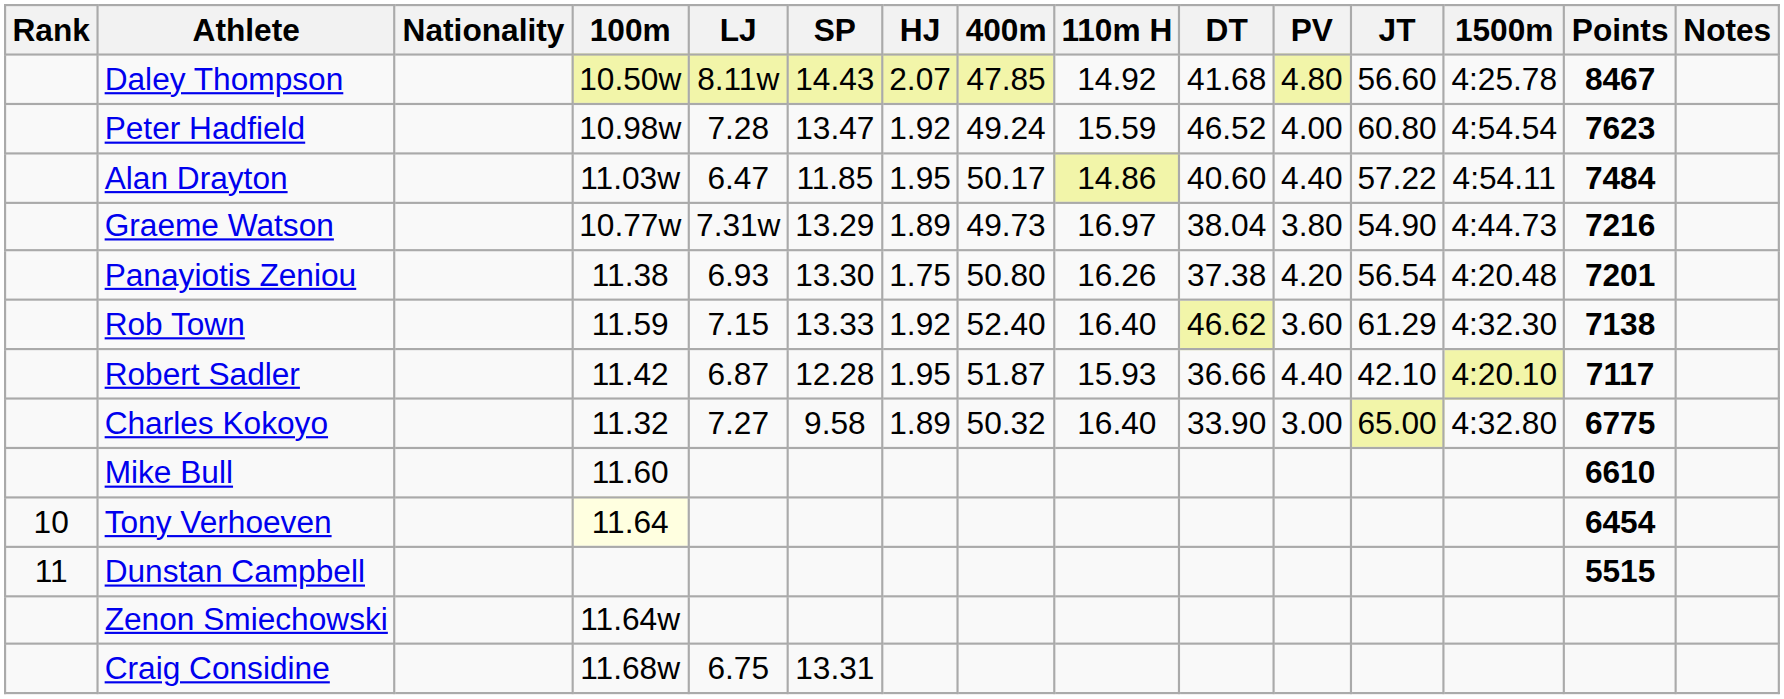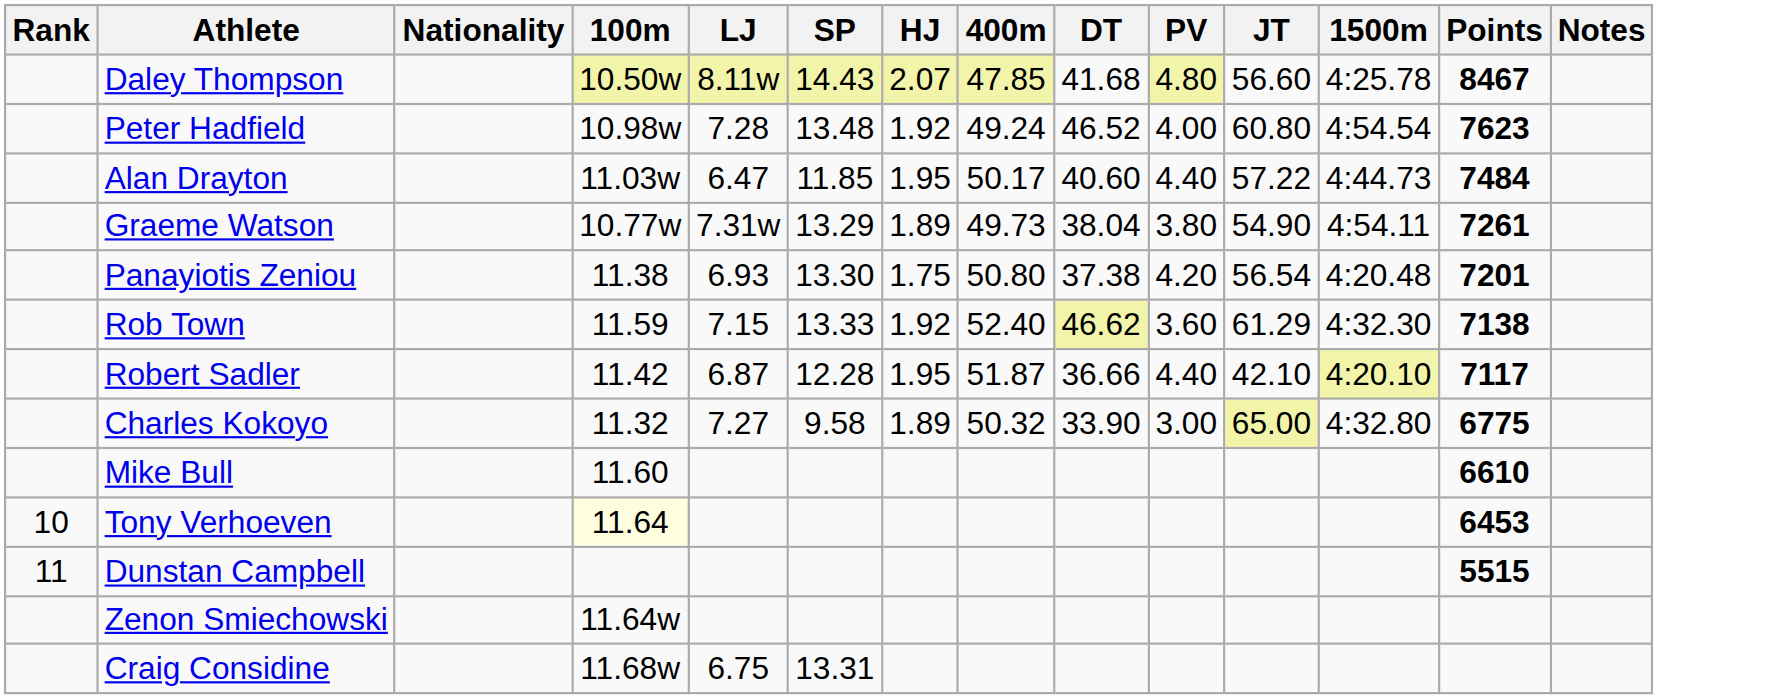- column: (1117, 29)
(835, 128) 13.47 -> (835, 128) 13.48
(1504, 177) 4:54.11 -> (1379, 177) 4:44.73
(1504, 226) 4:44.73 -> (1379, 226) 4:54.11
(1620, 226) 7216 -> (1494, 226) 7261
(1620, 521) 6454 -> (1494, 521) 6453
